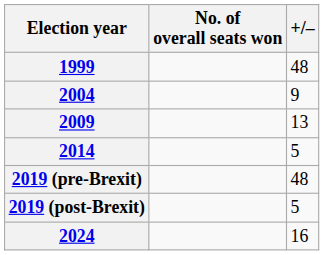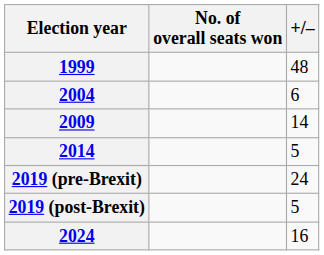(295, 94) 9 -> (295, 94) 6
(299, 123) 13 -> (299, 123) 14
(299, 179) 48 -> (299, 179) 24
